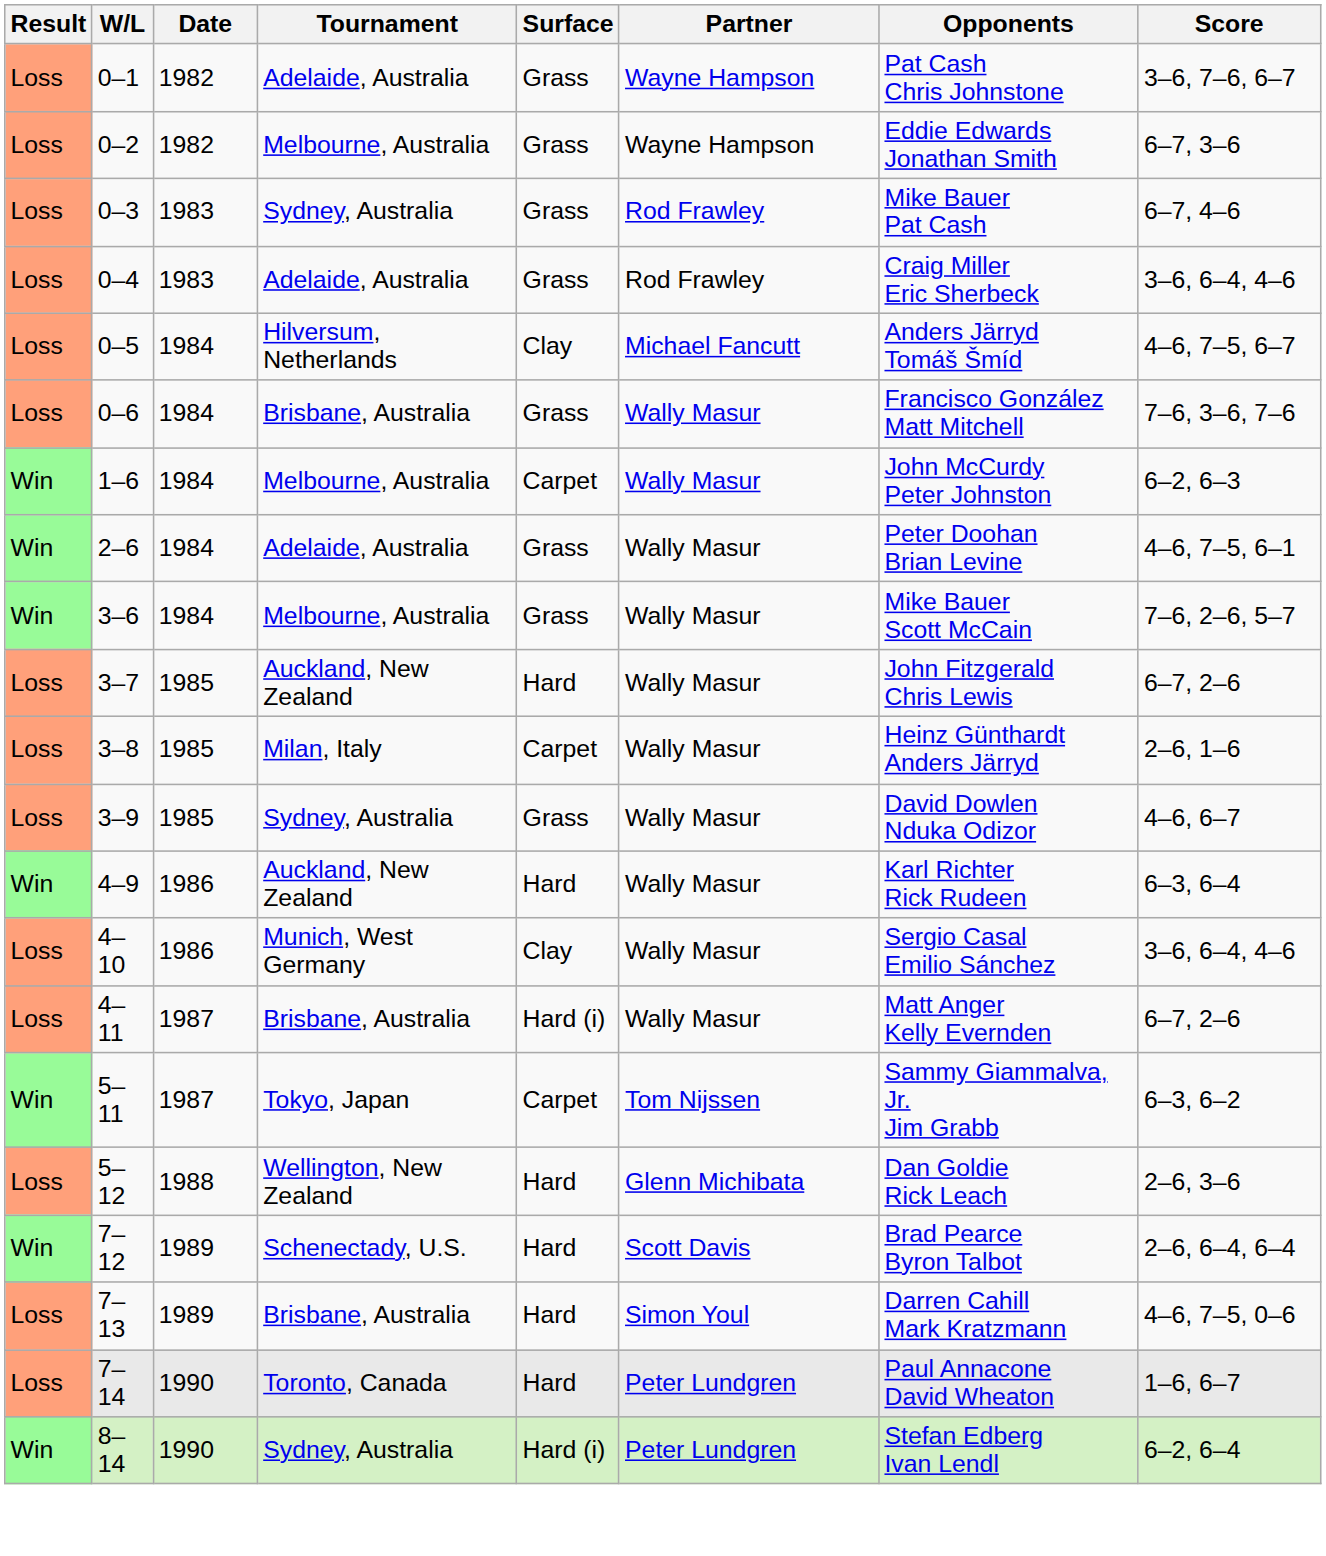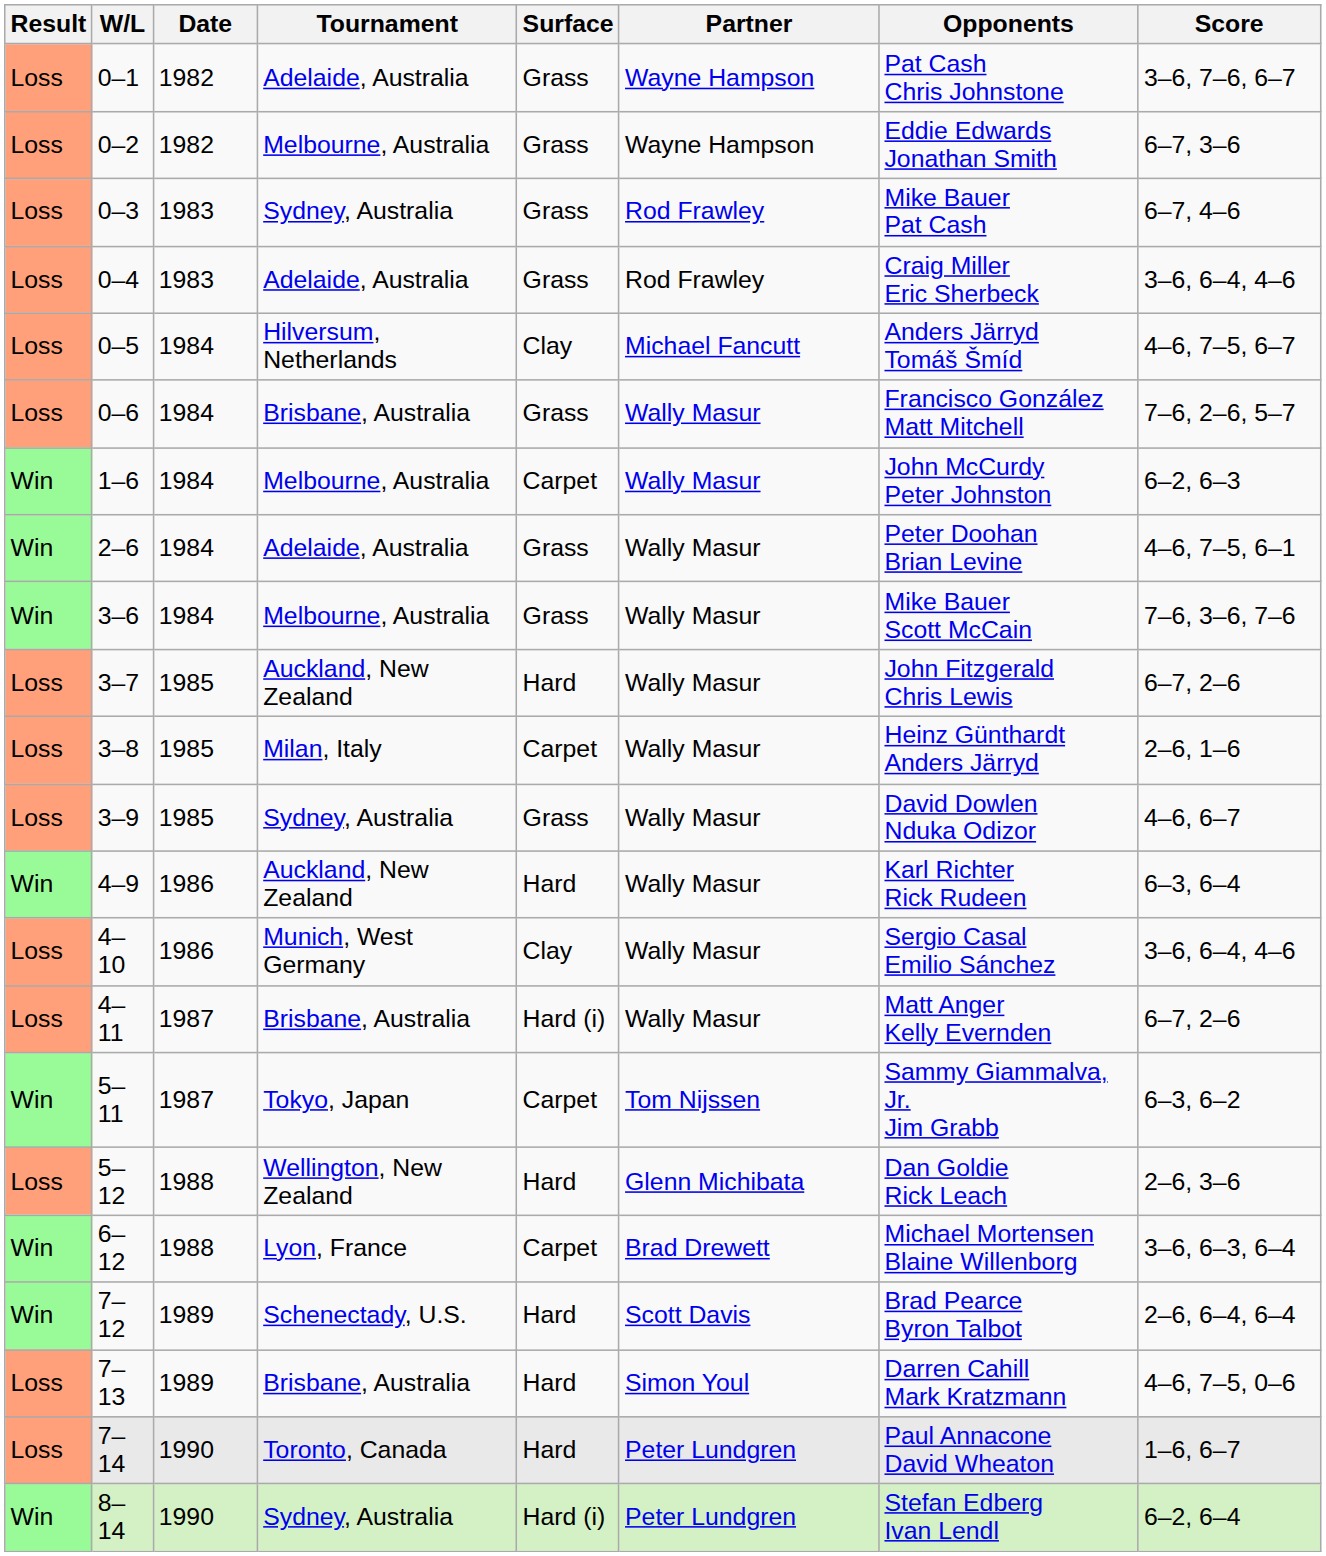(1220, 413) 7–6, 3–6, 7–6 -> (1220, 413) 7–6, 2–6, 5–7
(1220, 615) 7–6, 2–6, 5–7 -> (1220, 615) 7–6, 3–6, 7–6
+ row: (112, 1248)
